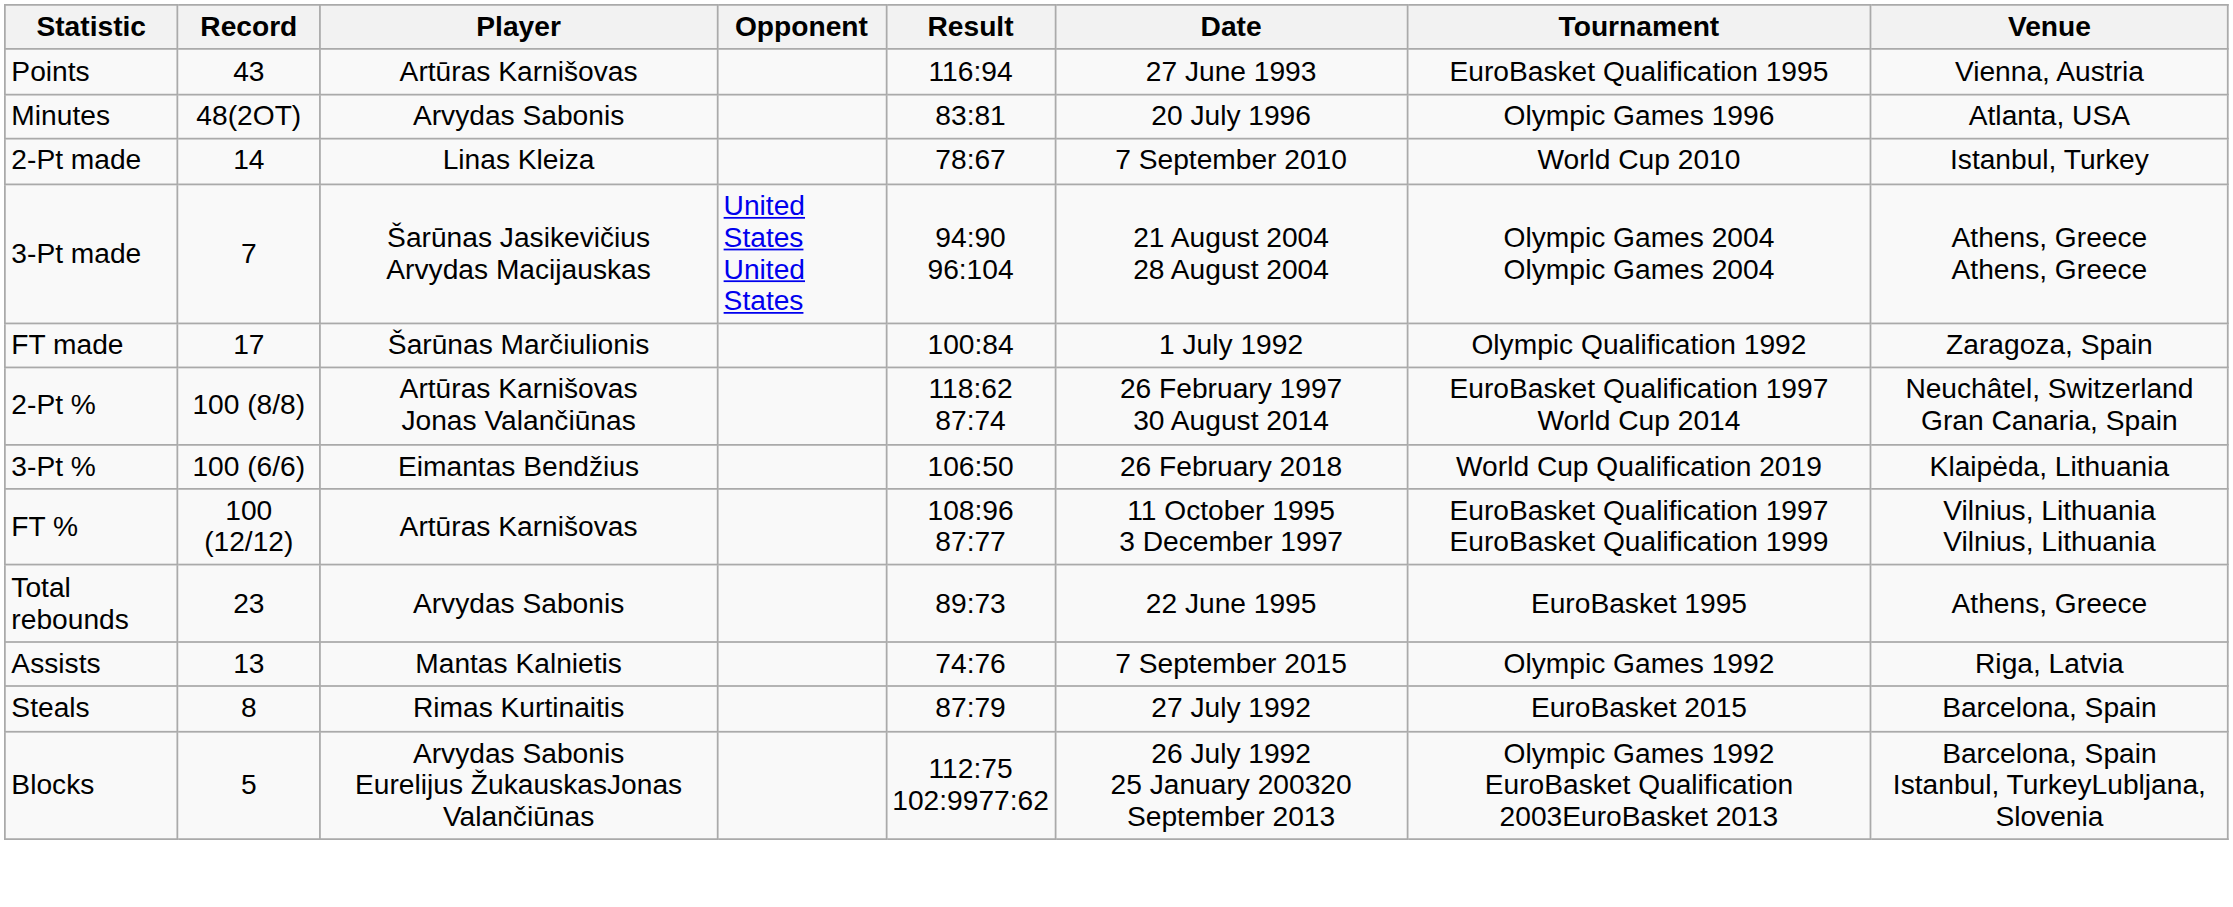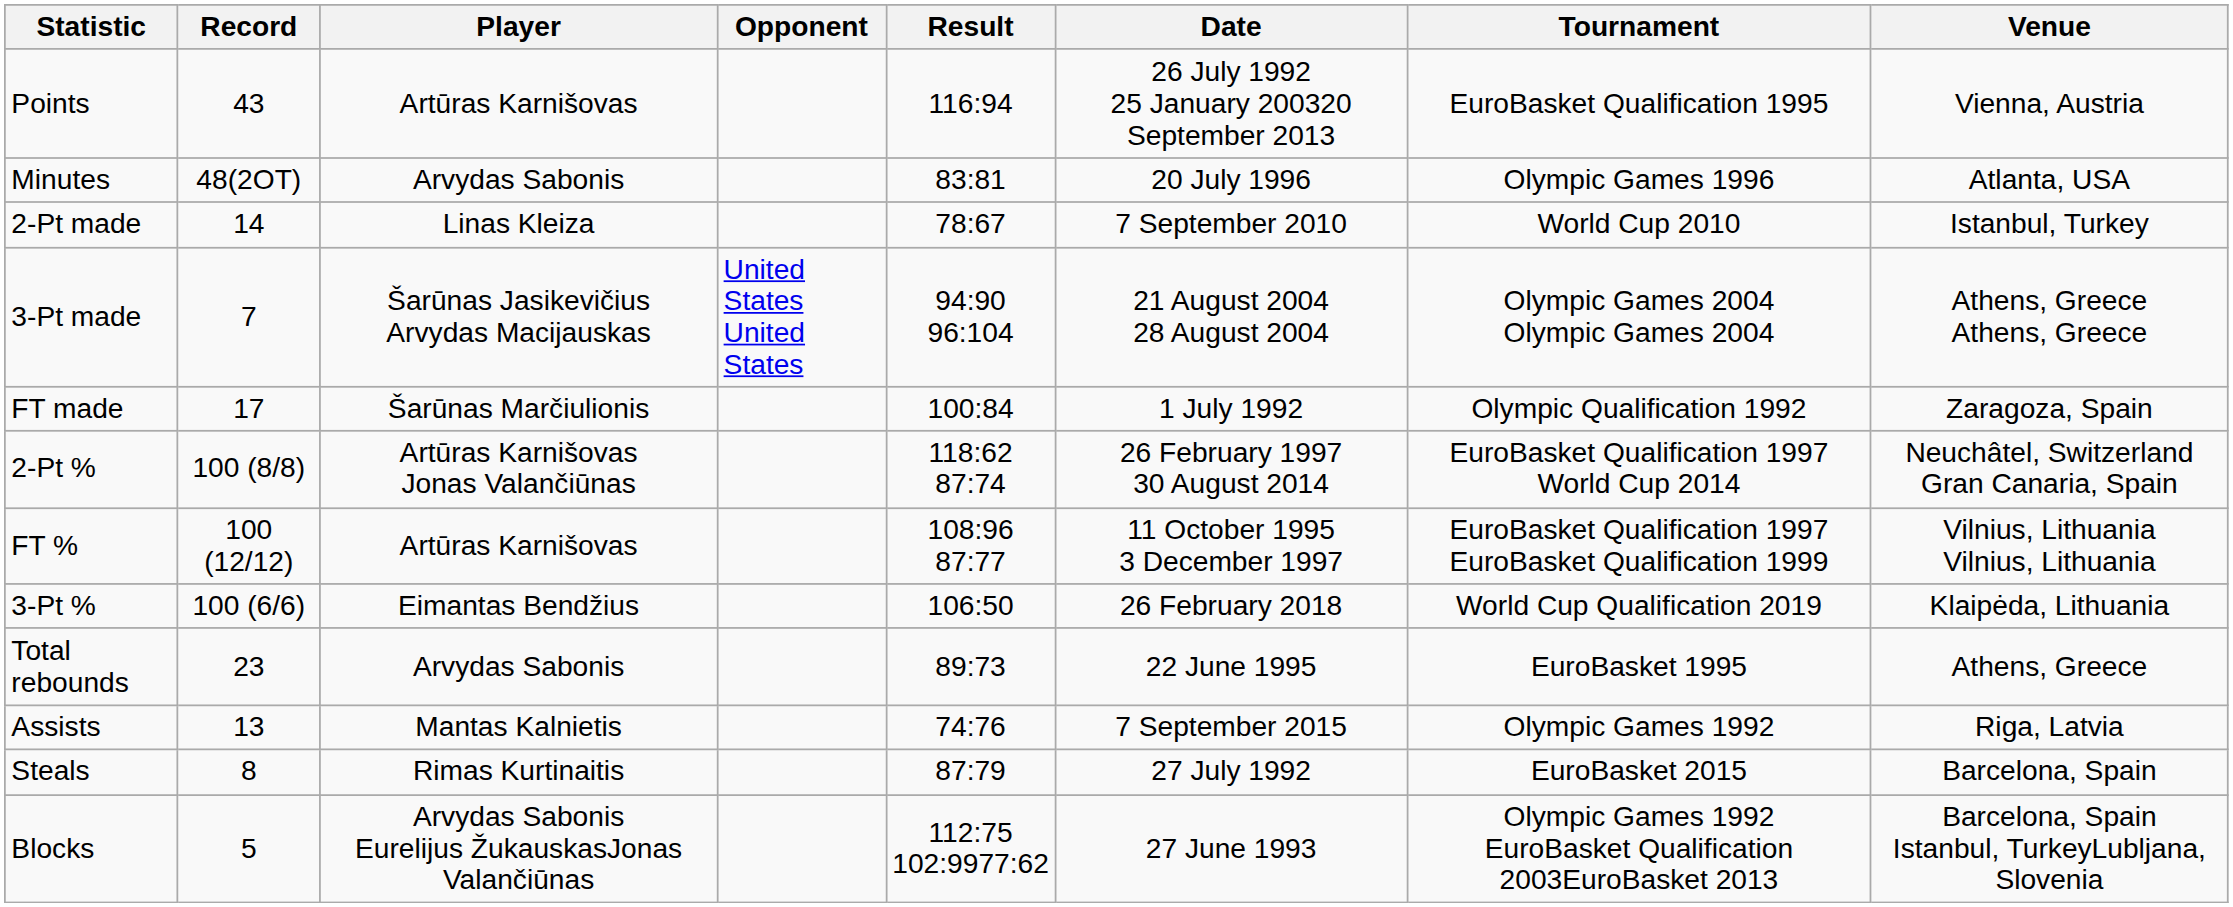(1231, 71) 27 June 1993 -> (1231, 103) 26 July 1992 25 January 200320 September 2013
rows swapped: (54, 466) <-> (45, 526)
(1231, 784) 26 July 1992 25 January 200320 September 2013 -> (1231, 847) 27 June 1993
